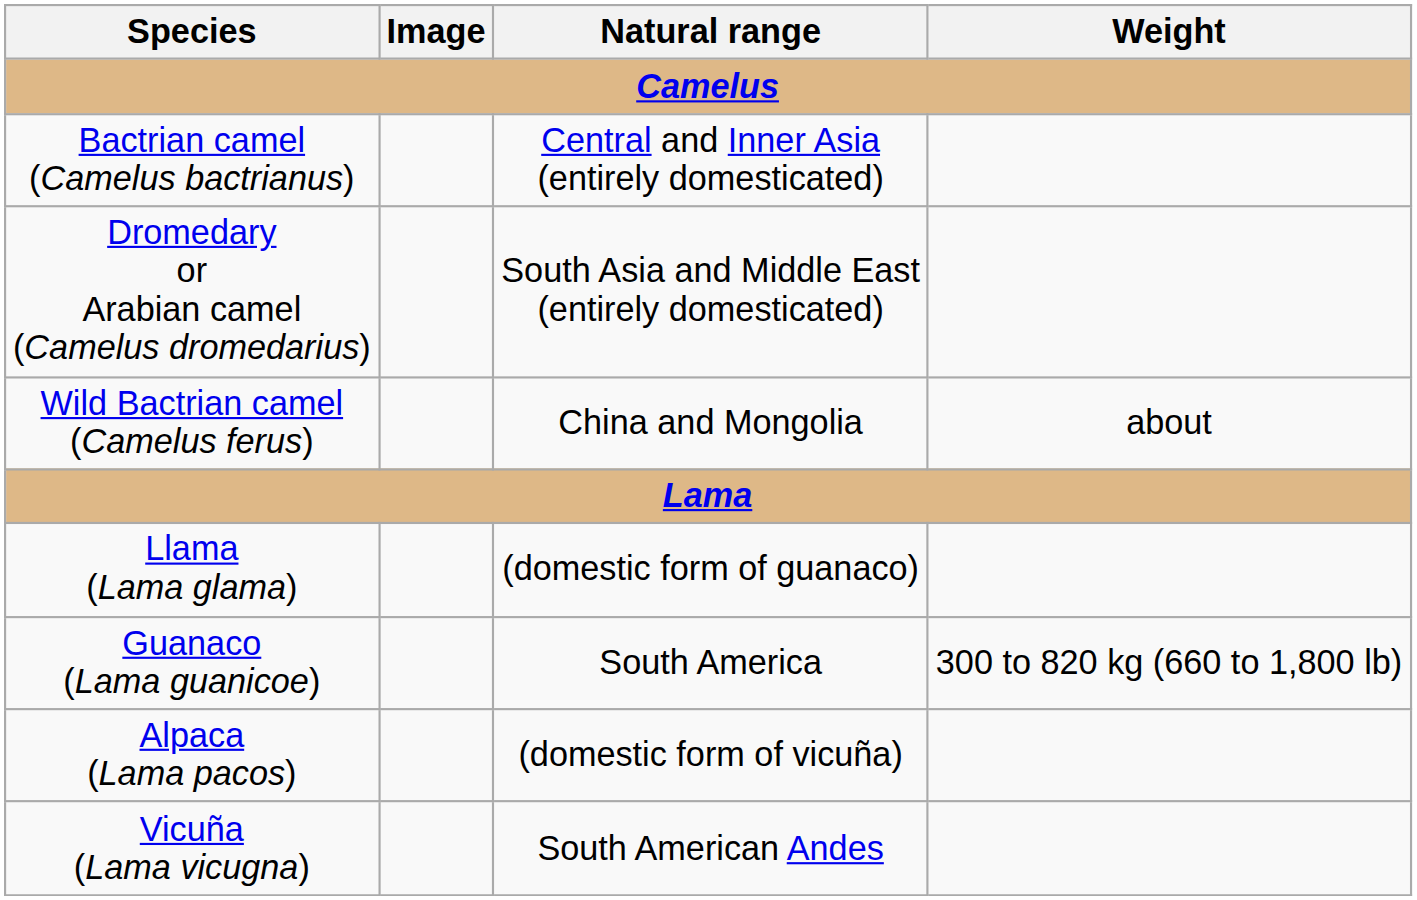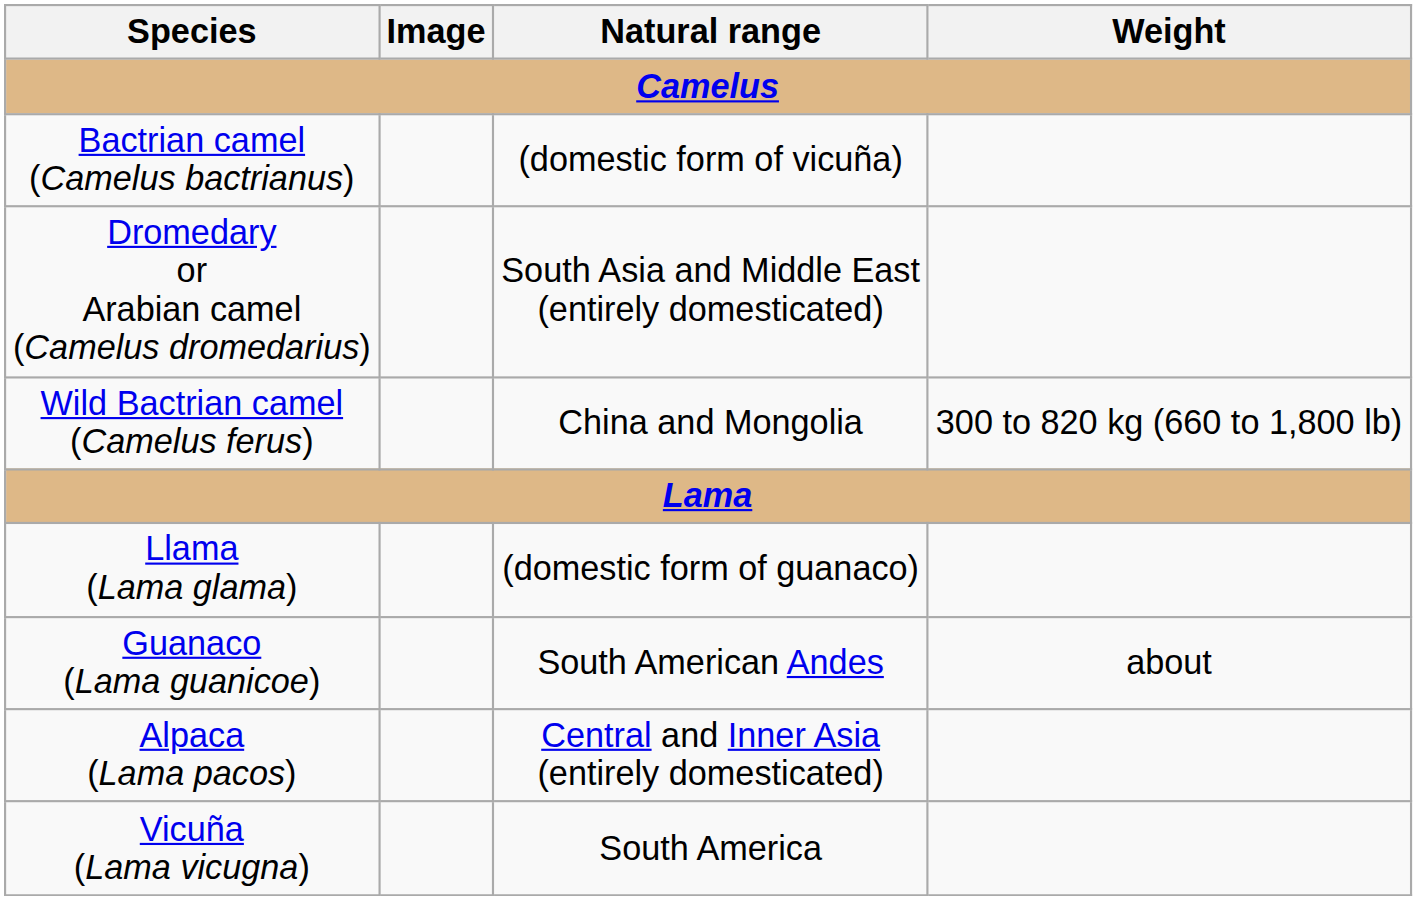(711, 159) Central and Inner Asia (entirely domesticated) -> (711, 159) (domestic form of vicuña)
(1169, 422) about -> (1169, 422) 300 to 820 kg (660 to 1,800 lb)
(711, 662) South America -> (711, 662) South American Andes
(1169, 662) 300 to 820 kg (660 to 1,800 lb) -> (1169, 662) about
(711, 754) (domestic form of vicuña) -> (711, 754) Central and Inner Asia (entirely domesticated)
(711, 847) South American Andes -> (711, 847) South America
